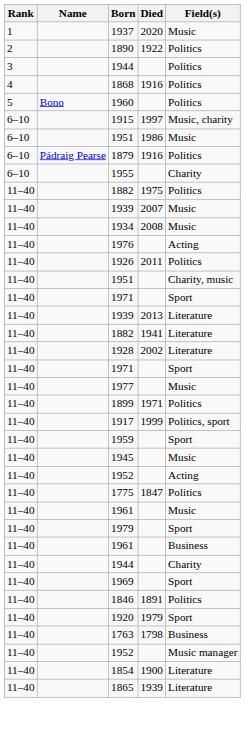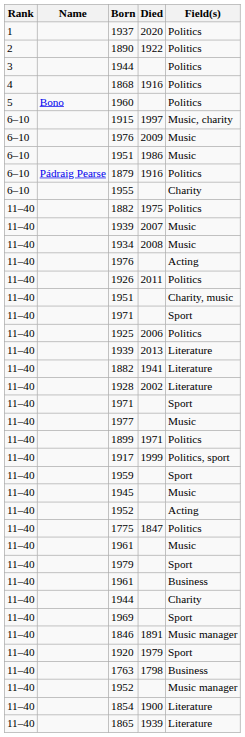(182, 31) Music -> (185, 31) Politics
+ row: (122, 137)
+ row: (122, 333)
(185, 599) Politics -> (203, 635) Music manager
